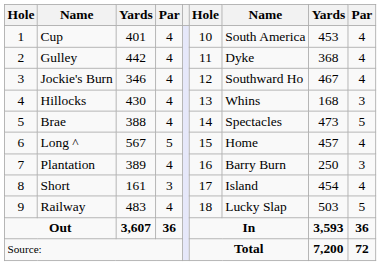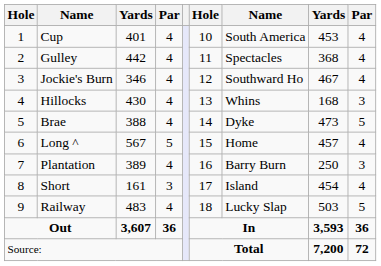(240, 57) Dyke -> (254, 57) Spectacles
(254, 121) Spectacles -> (240, 121) Dyke
